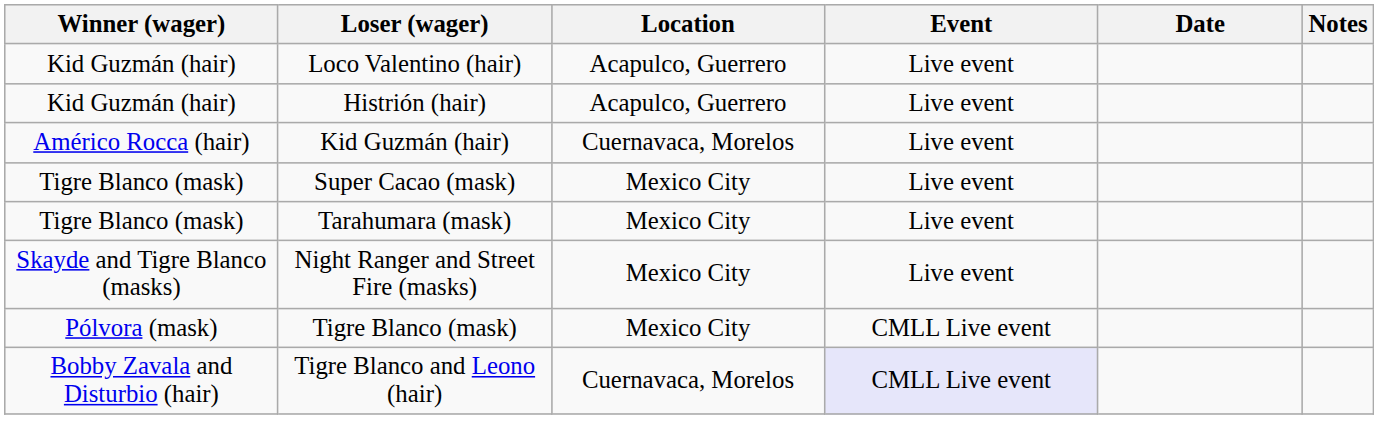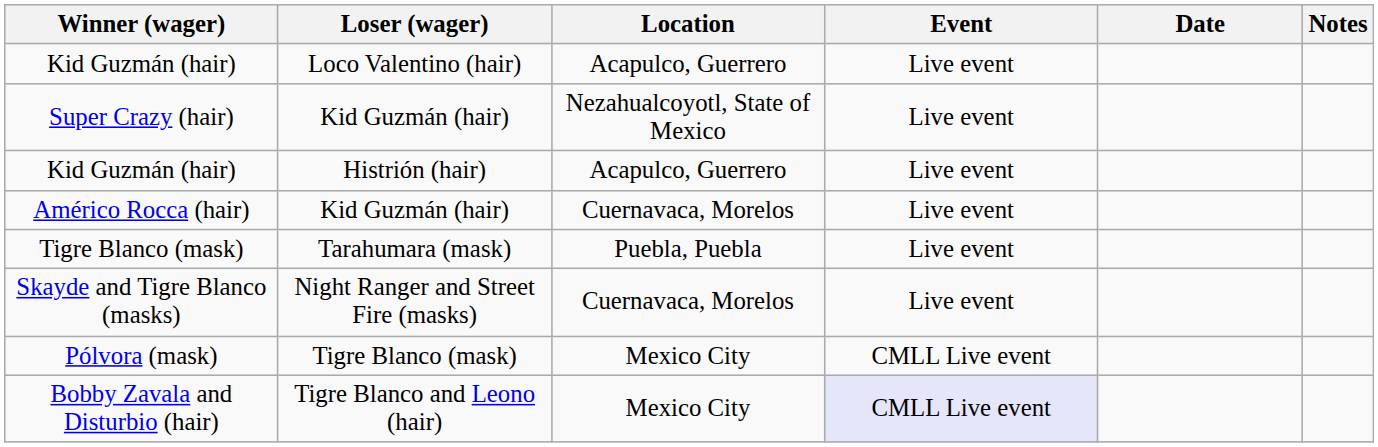+ row: (141, 116)
- row: (141, 181)
(688, 220) Mexico City -> (688, 248) Puebla, Puebla
(688, 274) Mexico City -> (688, 302) Cuernavaca, Morelos
(688, 380) Cuernavaca, Morelos -> (688, 408) Mexico City
